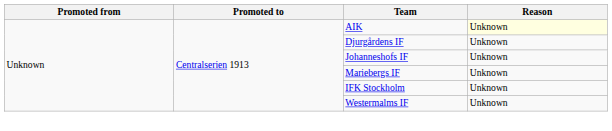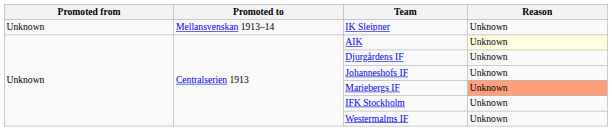+ row: (368, 27)
(489, 73) no background -> (489, 88) lightsalmon background
